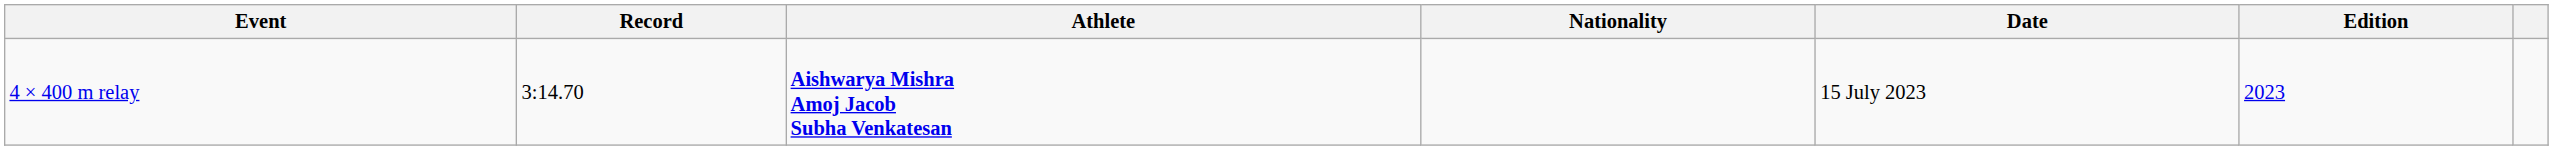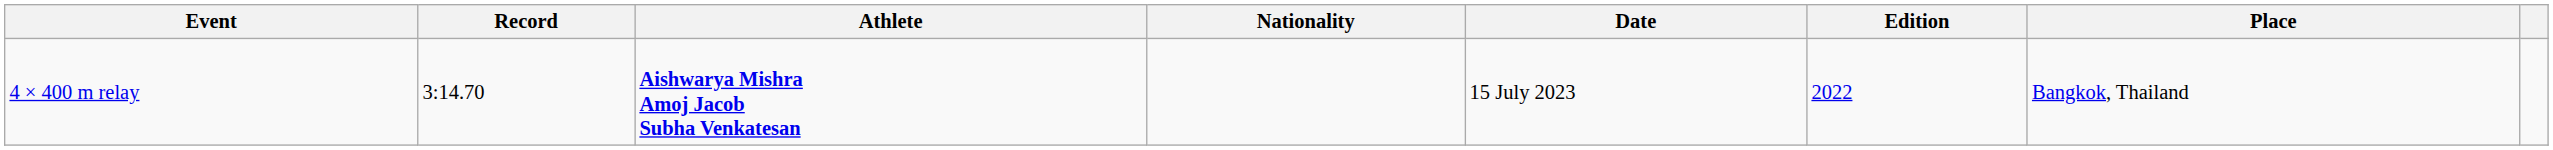+ column: (2273, 21)
(2265, 91) 2023 -> (1832, 91) 2022
